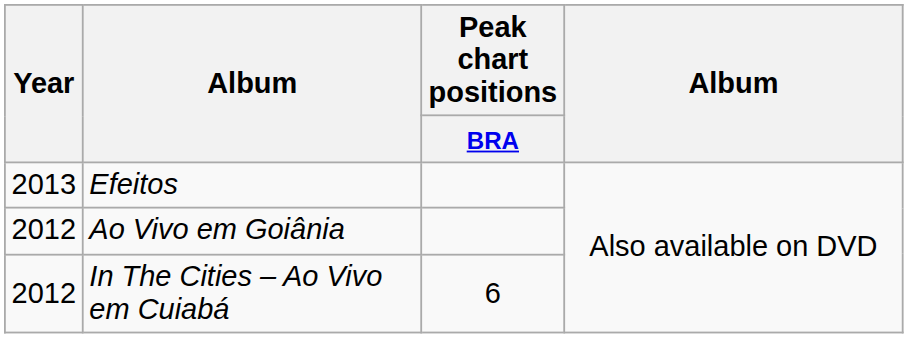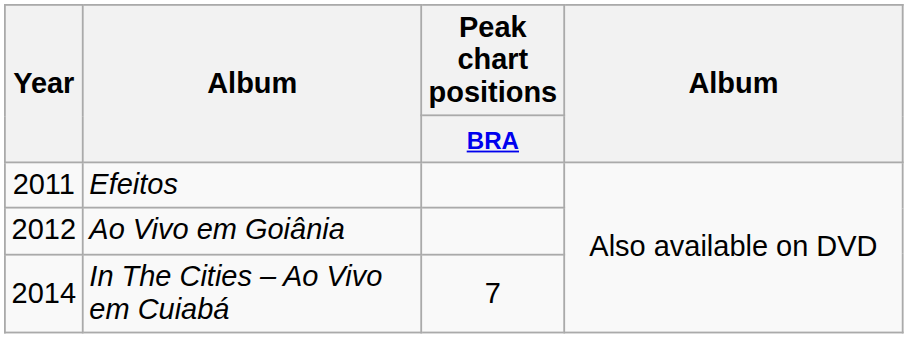(44, 184) 2013 -> (44, 184) 2011
(44, 292) 2012 -> (44, 292) 2014
(493, 292) 6 -> (493, 292) 7
